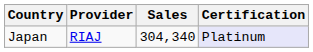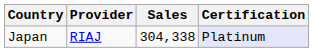(168, 37) 304,340 -> (168, 37) 304,338
